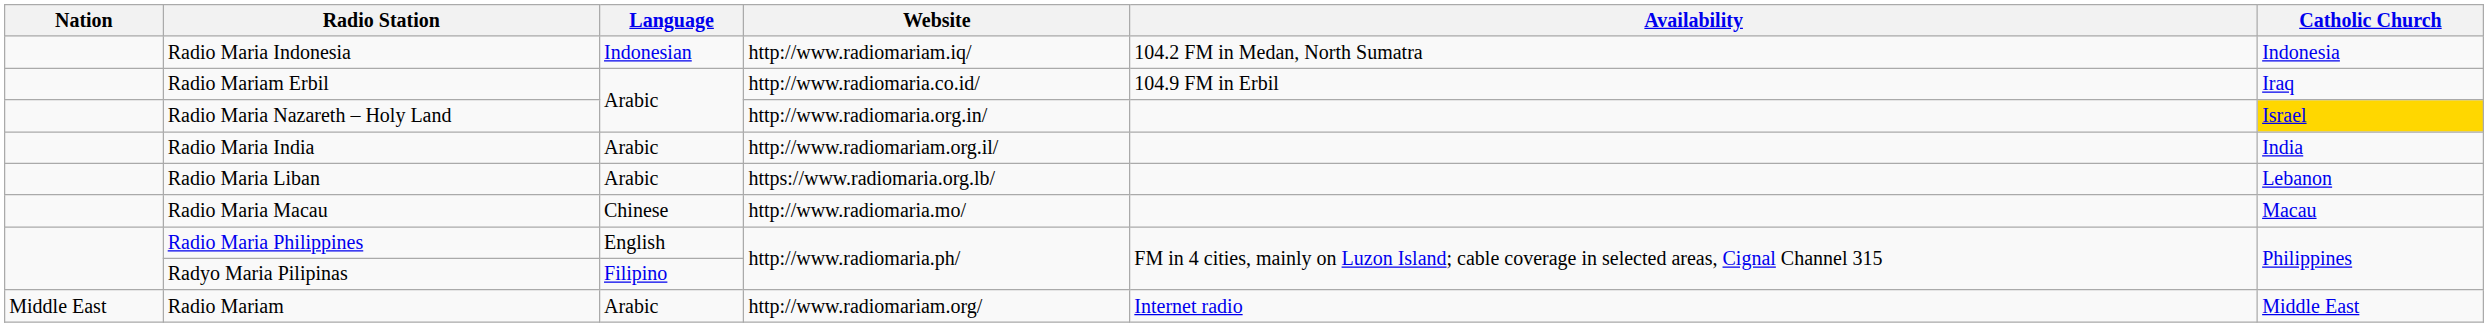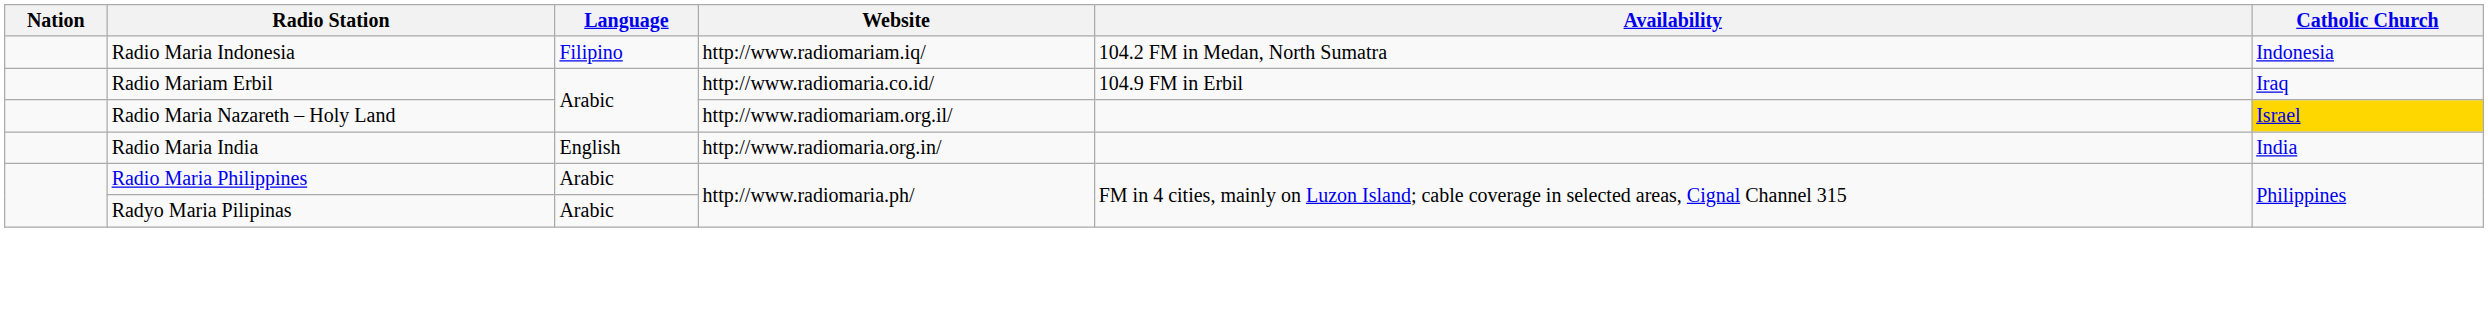(648, 52) Indonesian -> (591, 52) Filipino
(868, 115) http://www.radiomaria.org.in/ -> (828, 115) http://www.radiomariam.org.il/
(631, 147) Arabic -> (590, 147) English
(873, 147) http://www.radiomariam.org.il/ -> (822, 147) http://www.radiomaria.org.in/
- row: (244, 178)
- row: (248, 210)
(635, 242) English -> (587, 178) Arabic
(636, 274) Filipino -> (587, 210) Arabic
- row: (226, 305)
